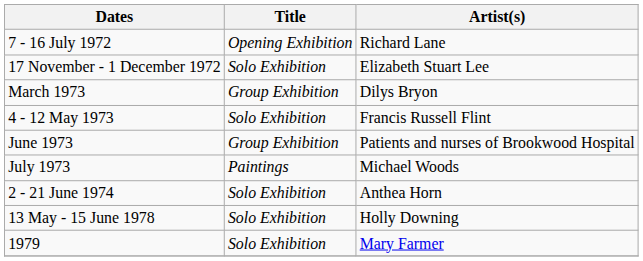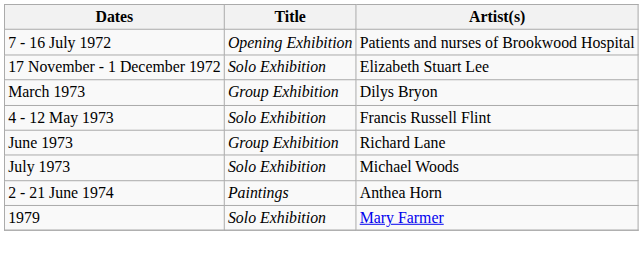(403, 42) Richard Lane -> (497, 42) Patients and nurses of Brookwood Hospital
(497, 142) Patients and nurses of Brookwood Hospital -> (403, 142) Richard Lane
(258, 167) Paintings -> (277, 167) Solo Exhibition
(277, 192) Solo Exhibition -> (258, 192) Paintings
- row: (81, 218)
